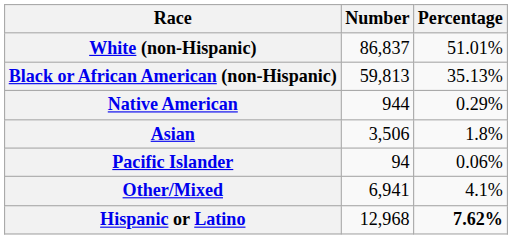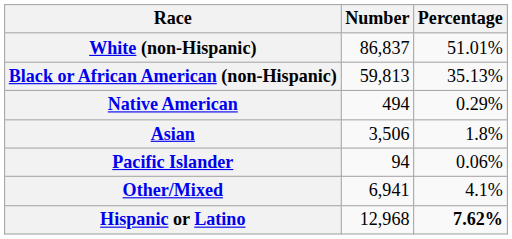(396, 104) 944 -> (396, 104) 494
